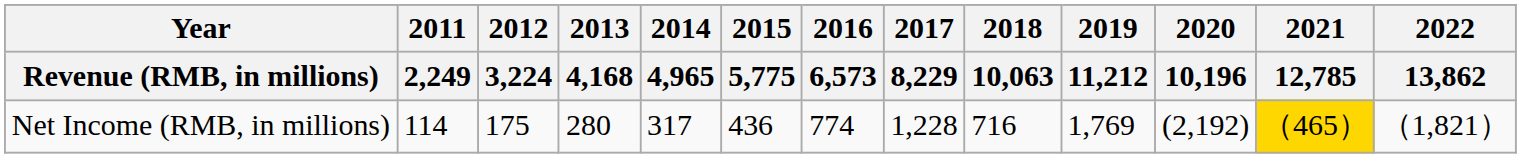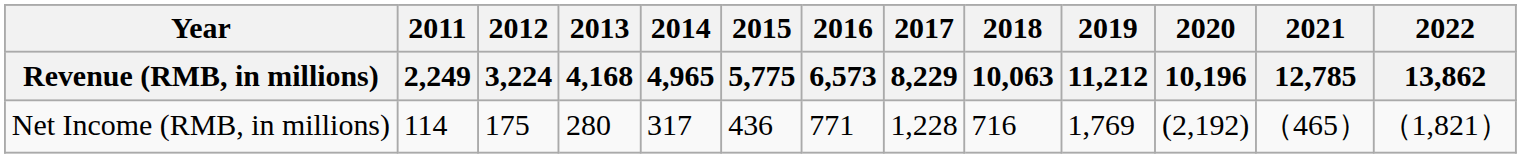(832, 125) 774 -> (832, 125) 771
(1315, 124) gold background -> (1315, 124) no background
